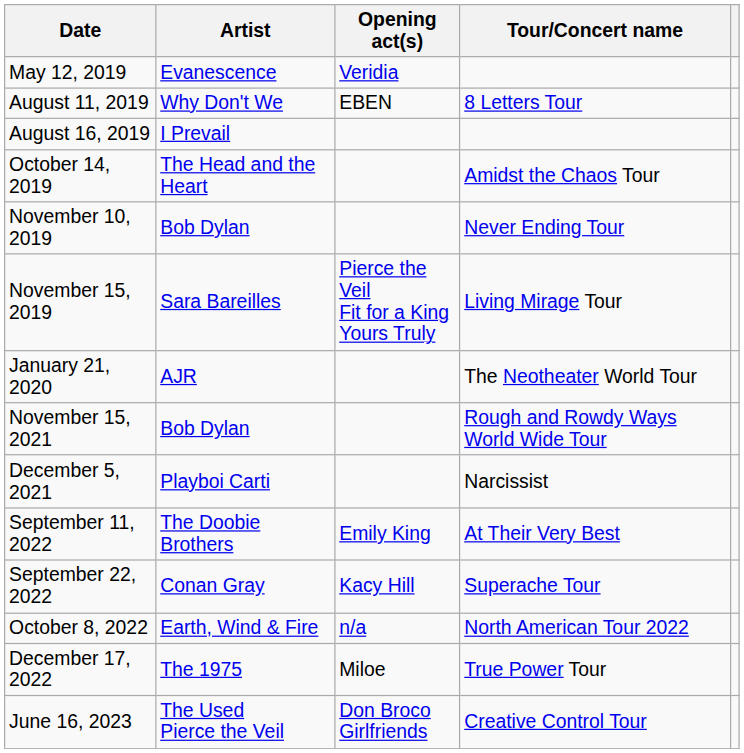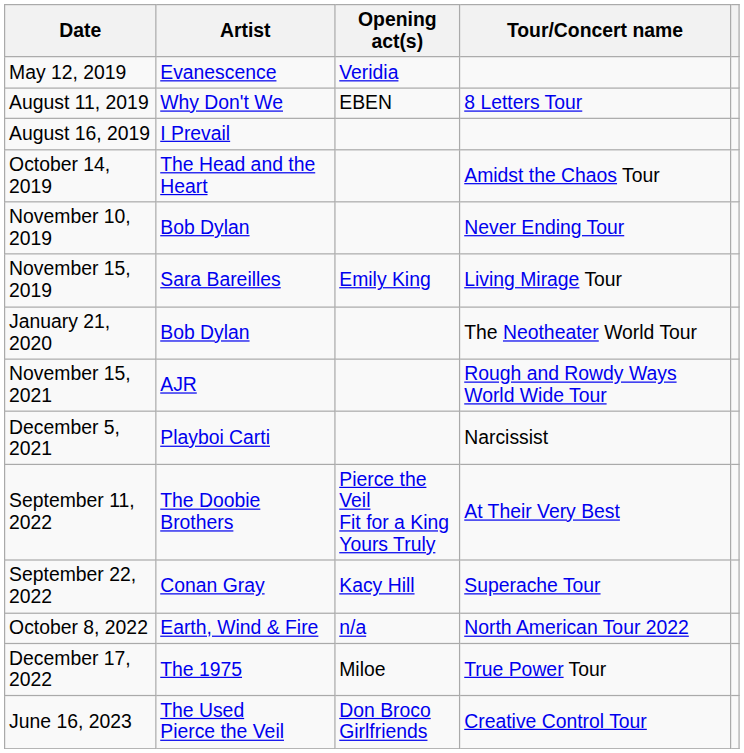(394, 302) Pierce the Veil Fit for a King Yours Truly -> (385, 280) Emily King
(179, 376) AJR -> (205, 332) Bob Dylan
(205, 428) Bob Dylan -> (179, 385) AJR
(385, 533) Emily King -> (394, 512) Pierce the Veil Fit for a King Yours Truly
